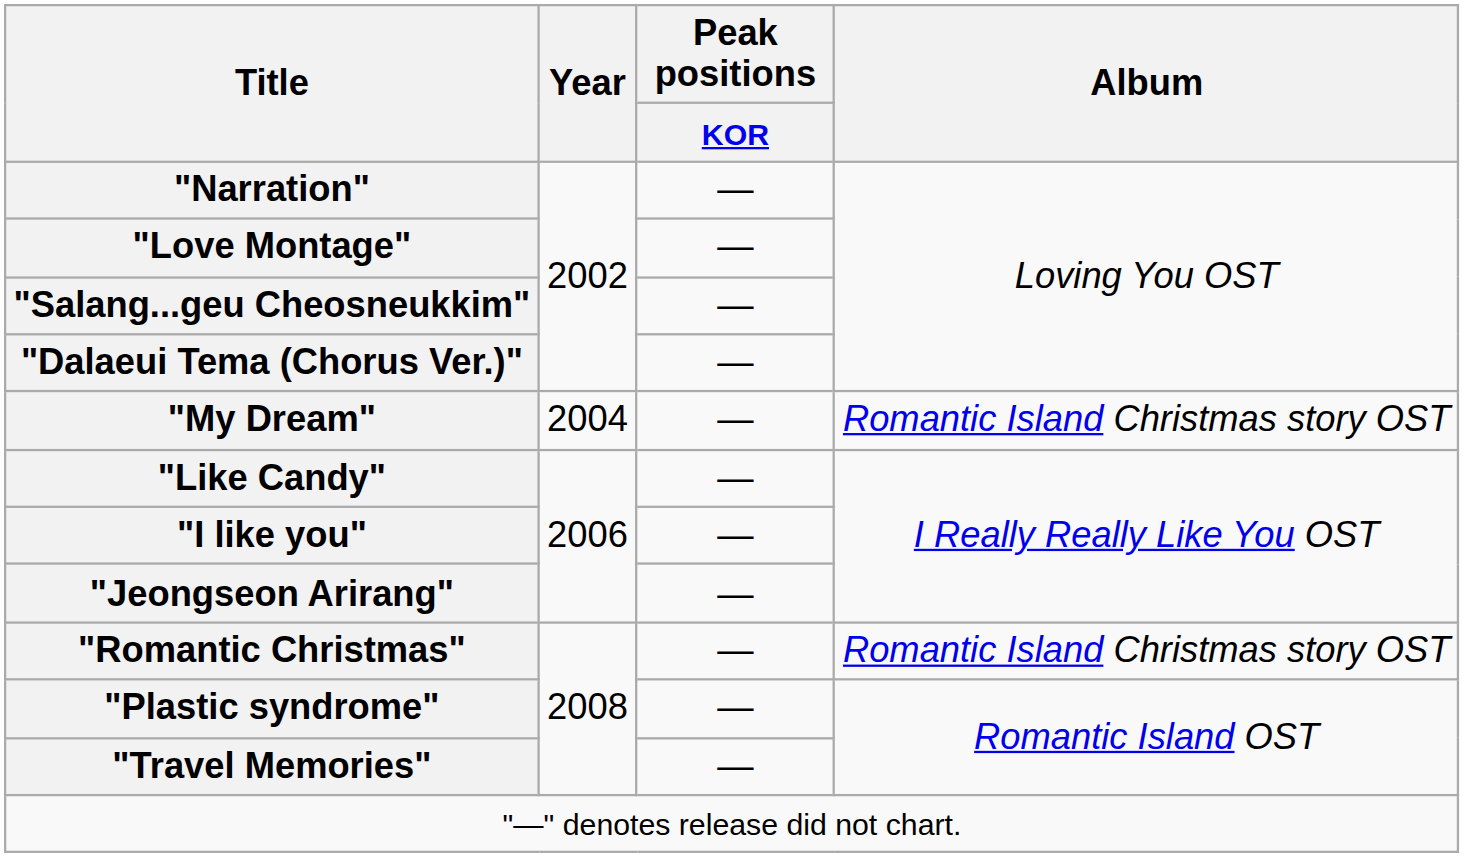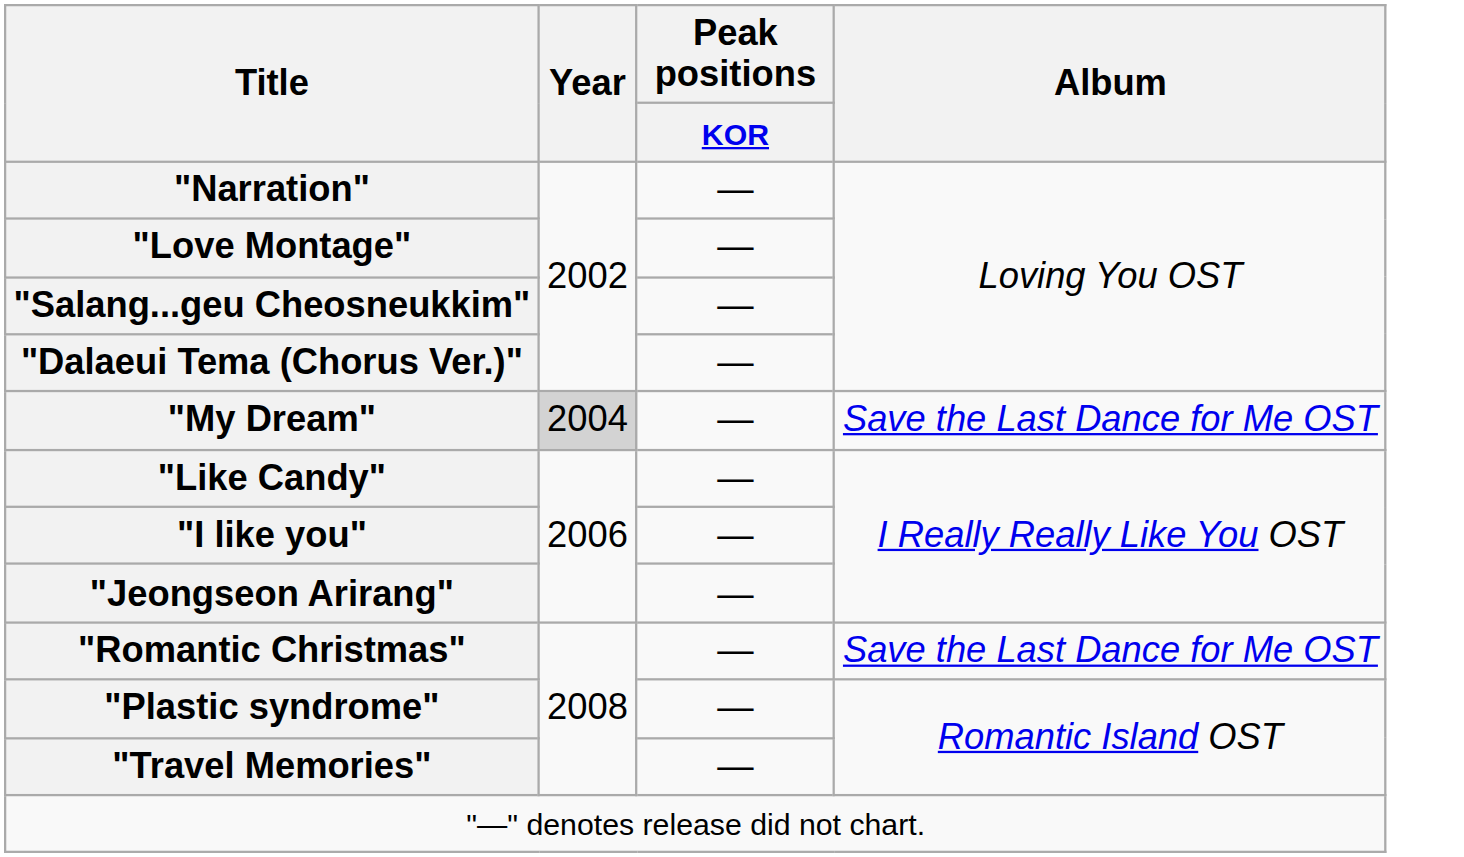(587, 419) no background -> (587, 419) lightgrey background
(1147, 419) Romantic Island Christmas story OST -> (1110, 419) Save the Last Dance for Me OST
(1147, 650) Romantic Island Christmas story OST -> (1110, 650) Save the Last Dance for Me OST
